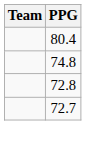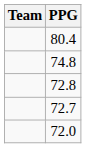+ row: (63, 131)
